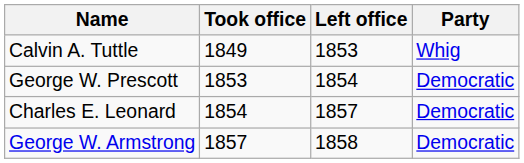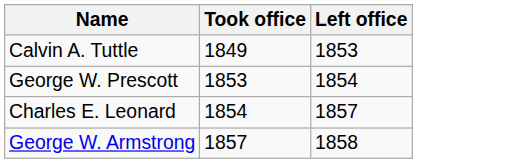- column: (465, 19)
